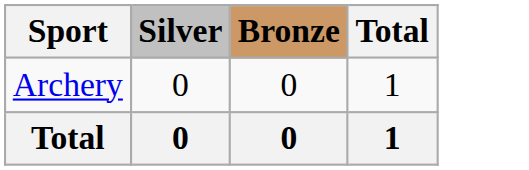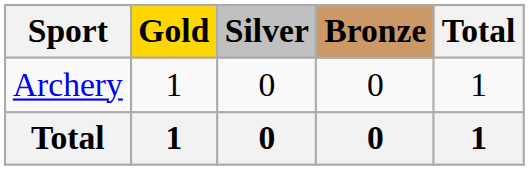+ column: (174, 31)
